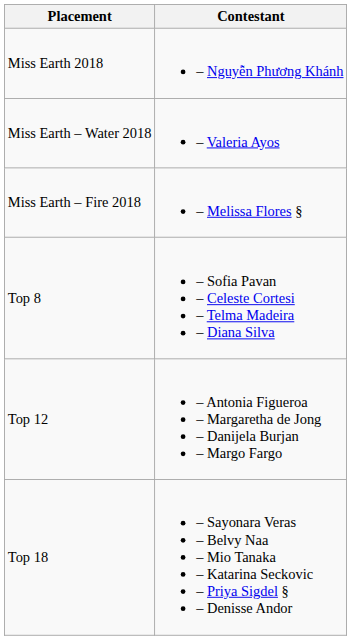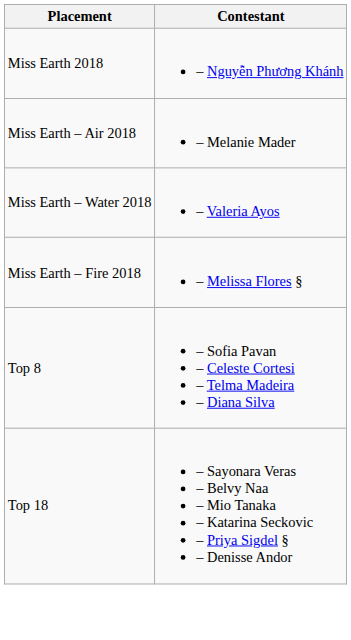+ row: (72, 133)
- row: (28, 419)
